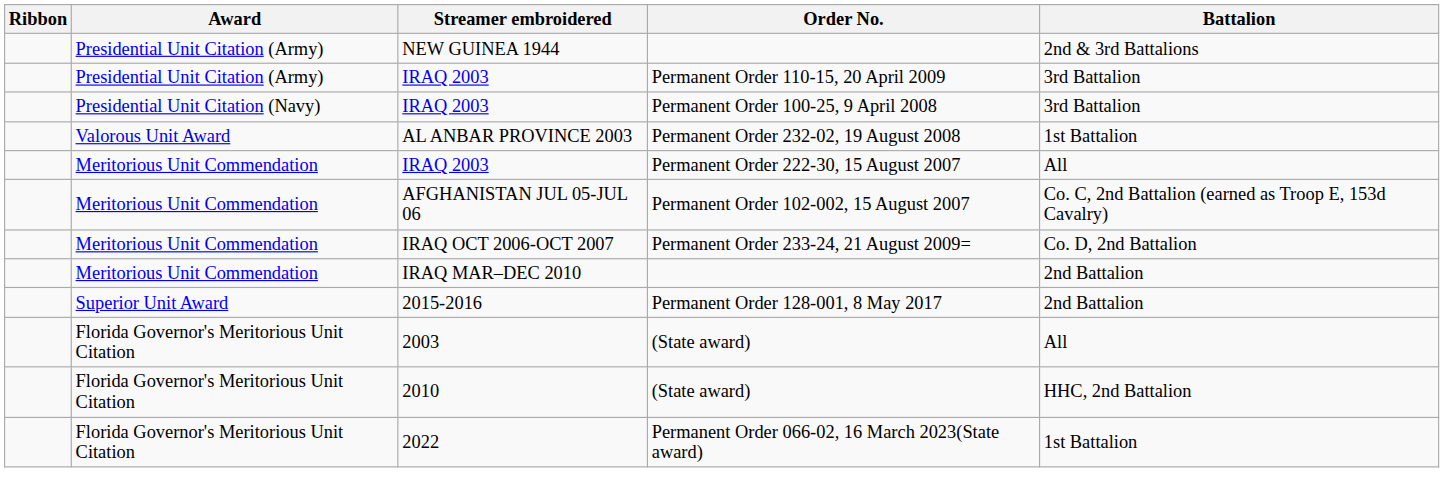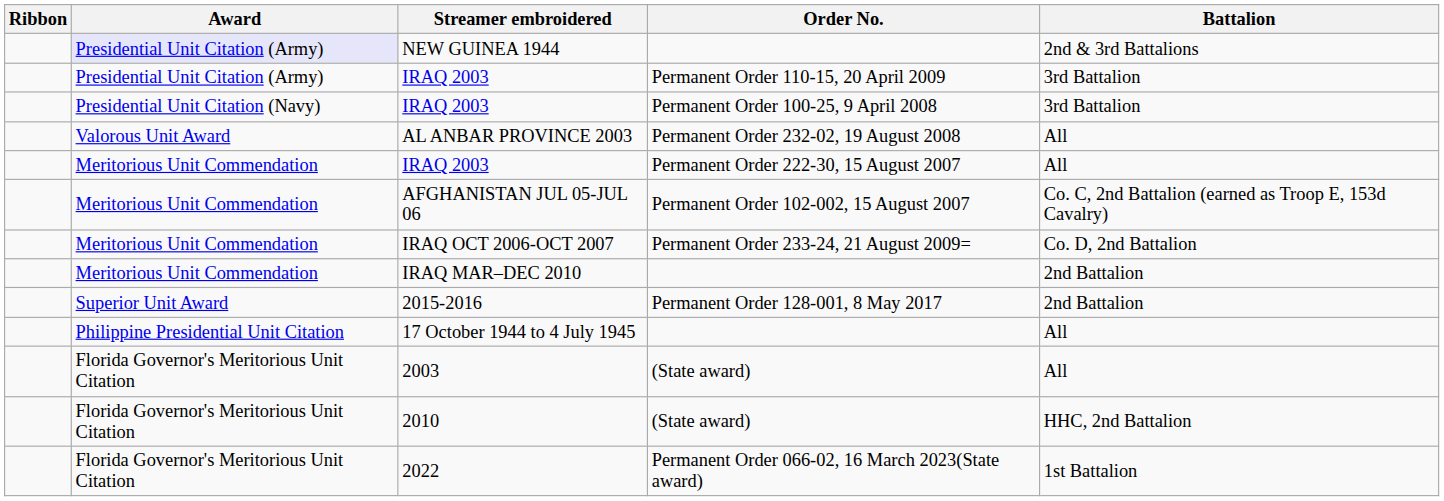(200, 48) no background -> (200, 48) lavender background
(1091, 135) 1st Battalion -> (1056, 135) All
+ row: (519, 331)
